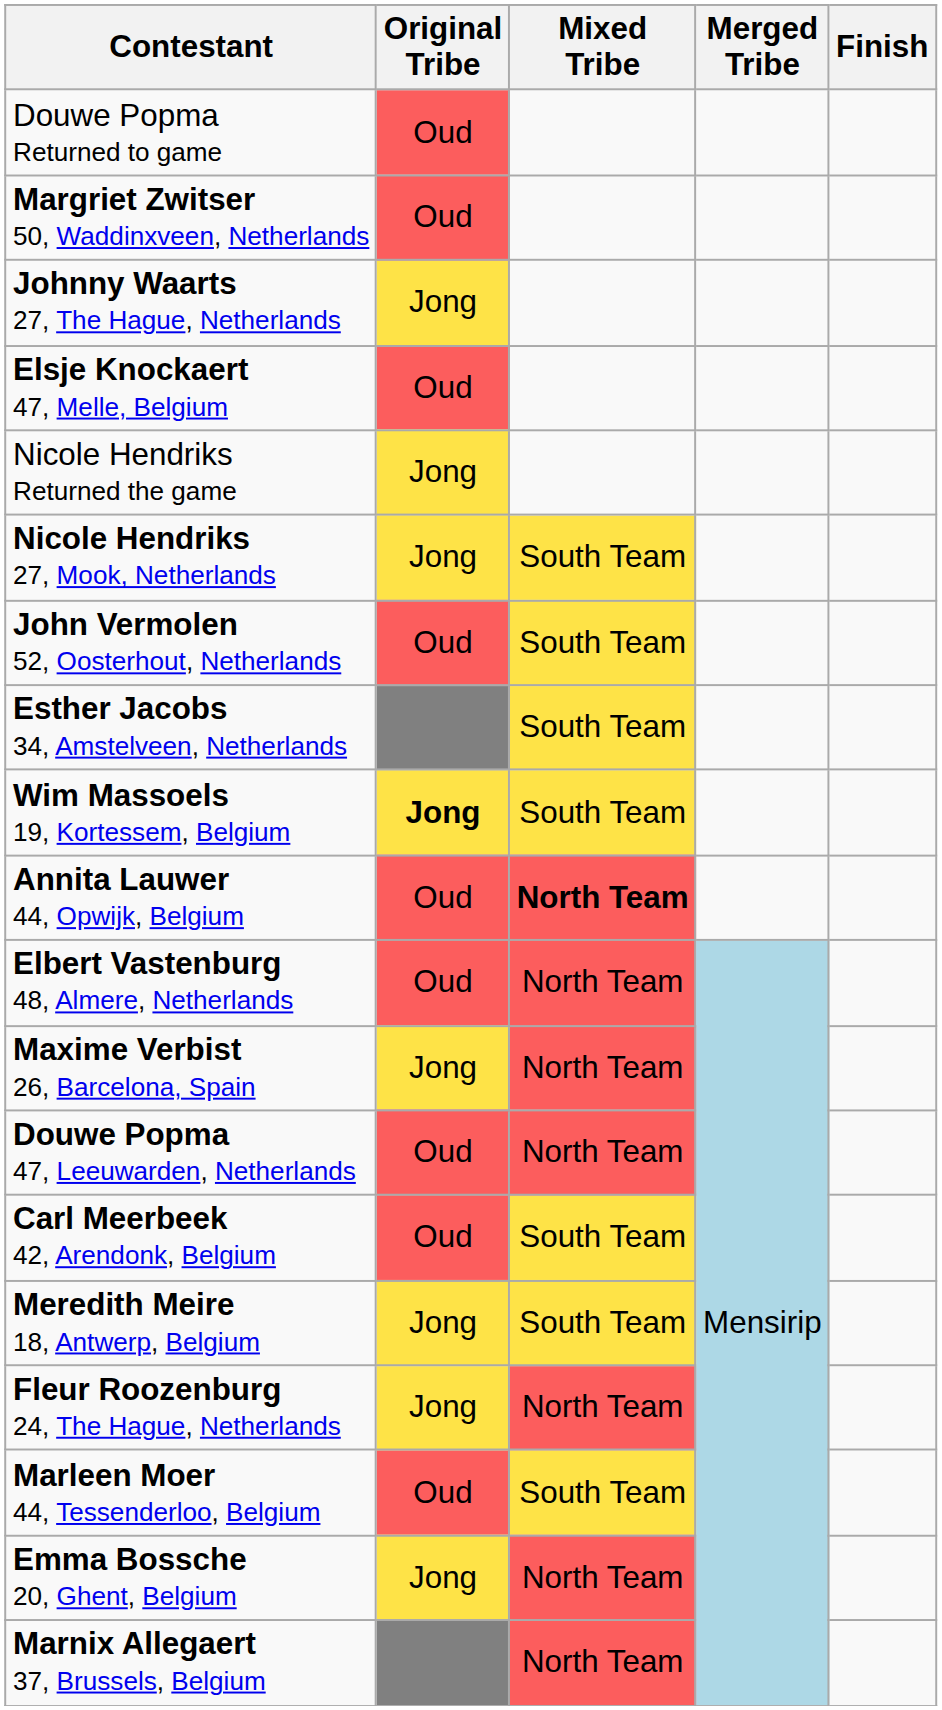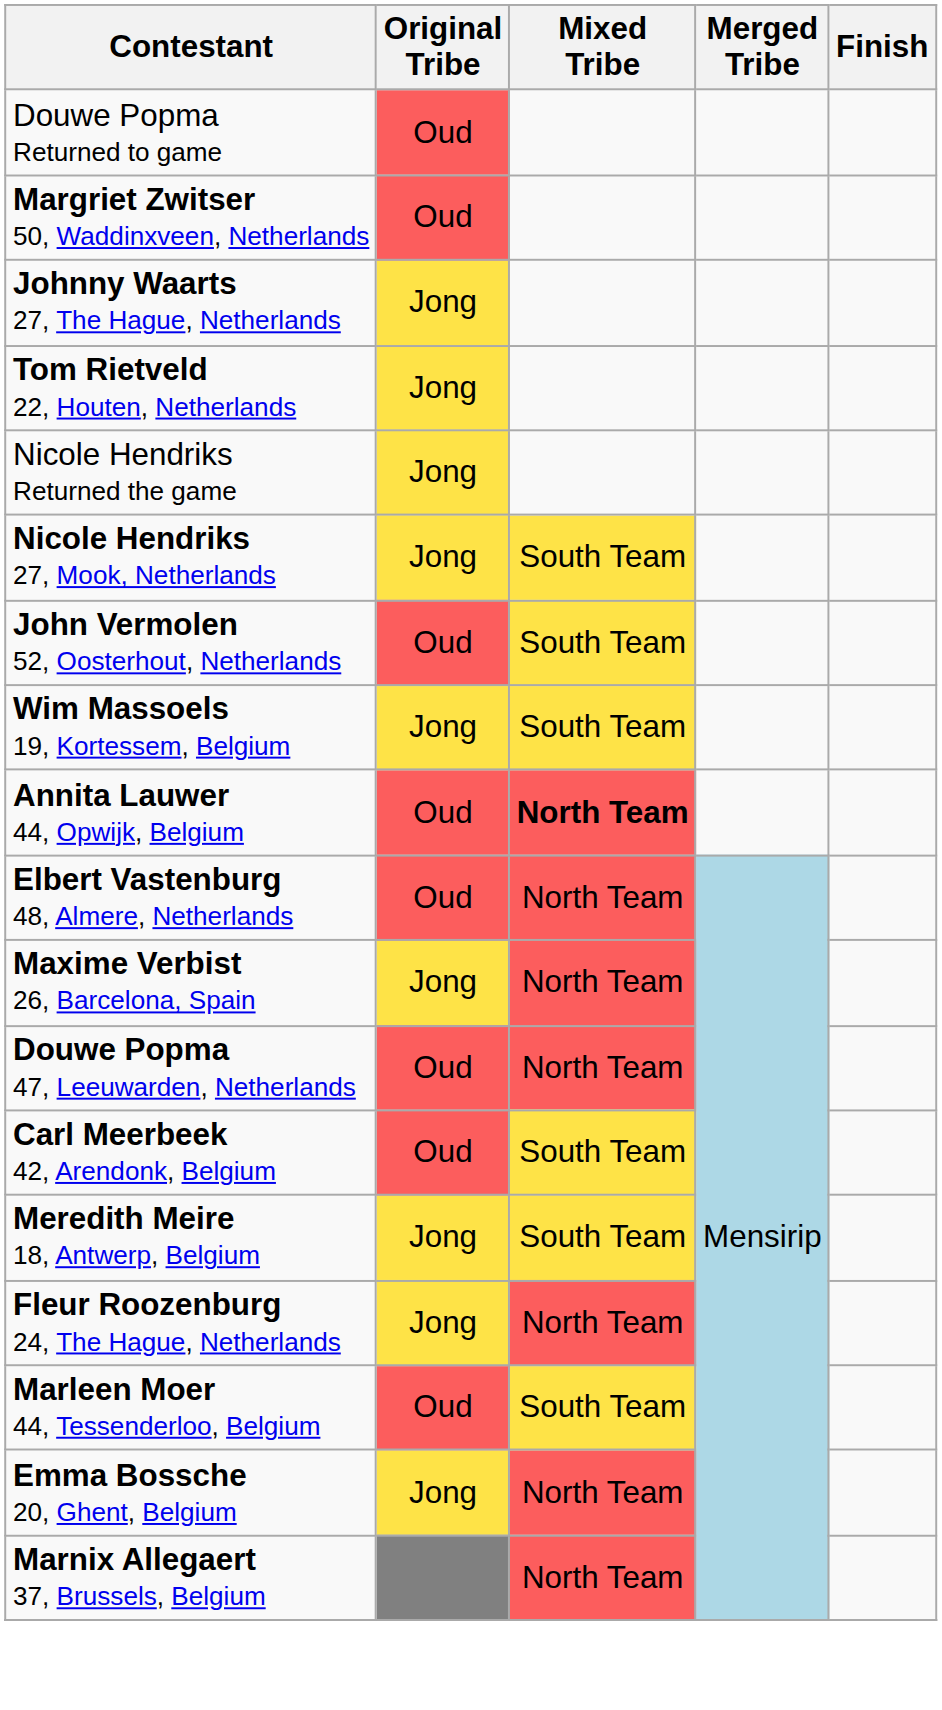- row: (131, 387)
+ row: (155, 387)
- row: (180, 727)
(443, 812) bold -> (443, 727) normal
